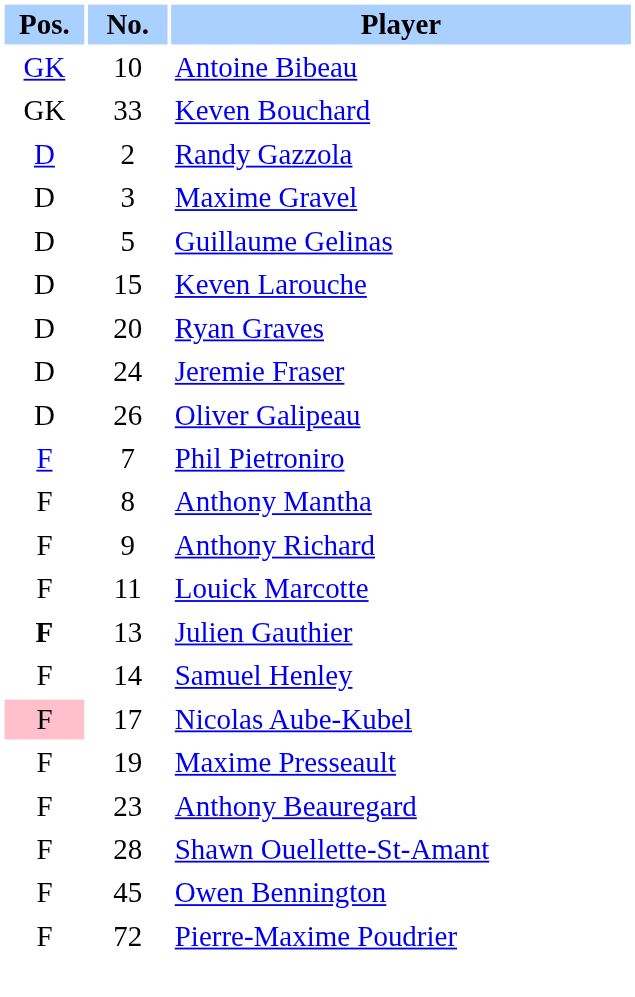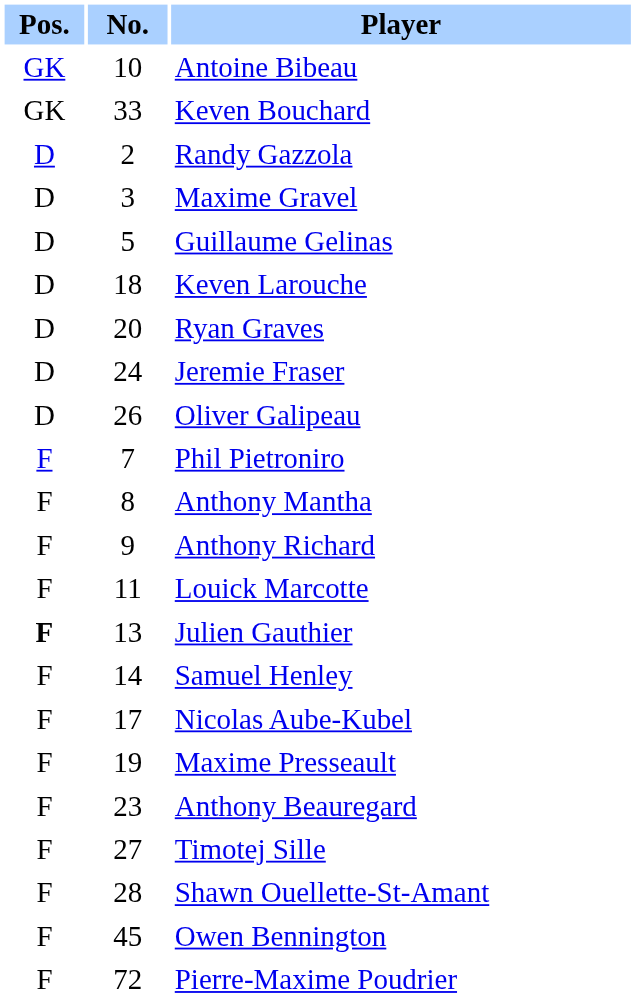(128, 284) 15 -> (128, 284) 18
(44, 719) pink background -> (44, 719) no background
+ row: (250, 849)
